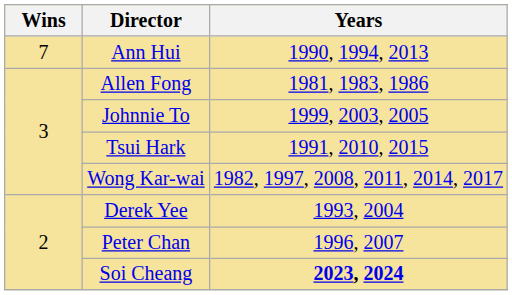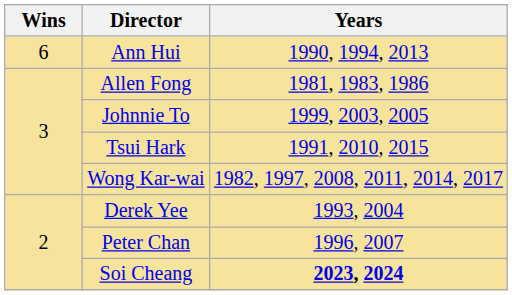(44, 52) 7 -> (44, 52) 6
